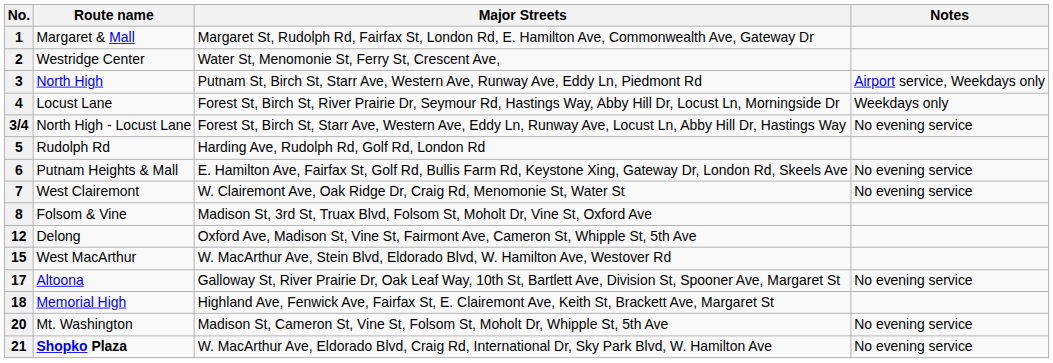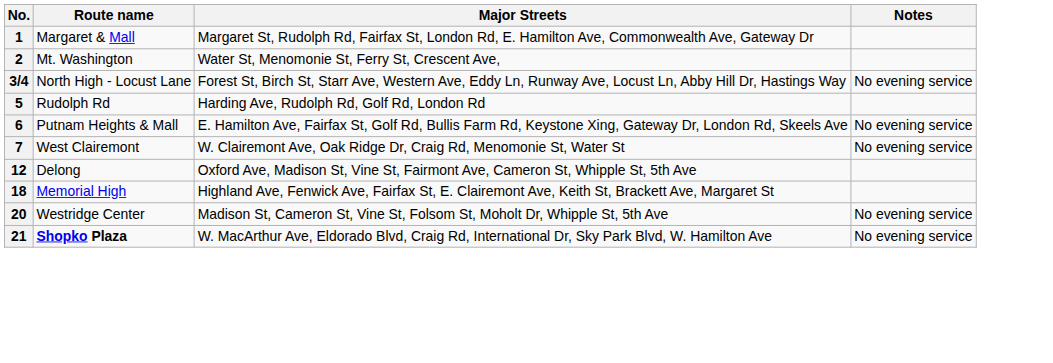(91, 59) Westridge Center -> (85, 59) Mt. Washington
- row: (19, 81)
- row: (19, 103)
- row: (19, 214)
- row: (19, 258)
- row: (19, 280)
(85, 324) Mt. Washington -> (91, 214) Westridge Center
